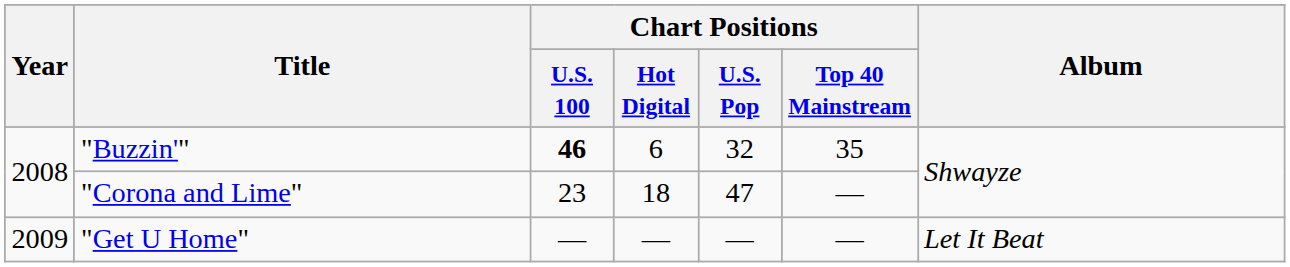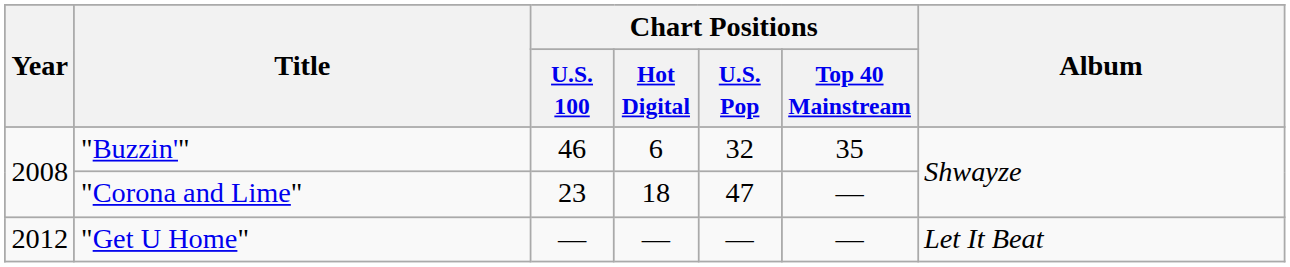(572, 148) bold -> (572, 148) normal
(40, 238) 2009 -> (40, 238) 2012
